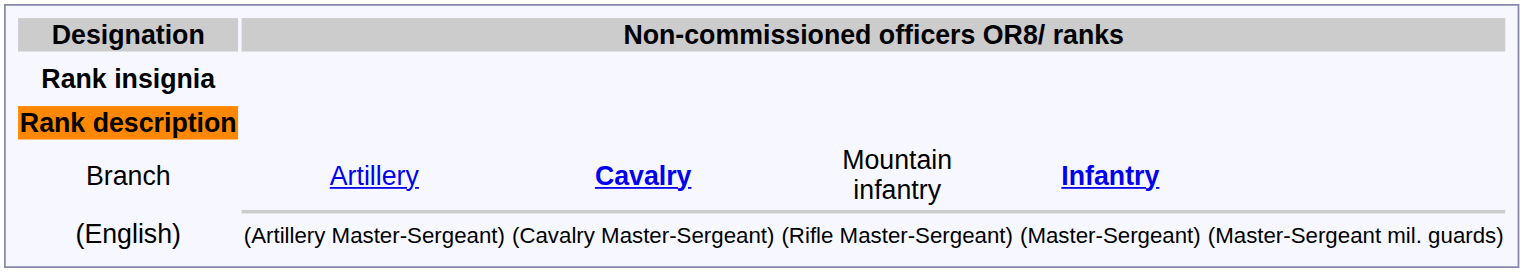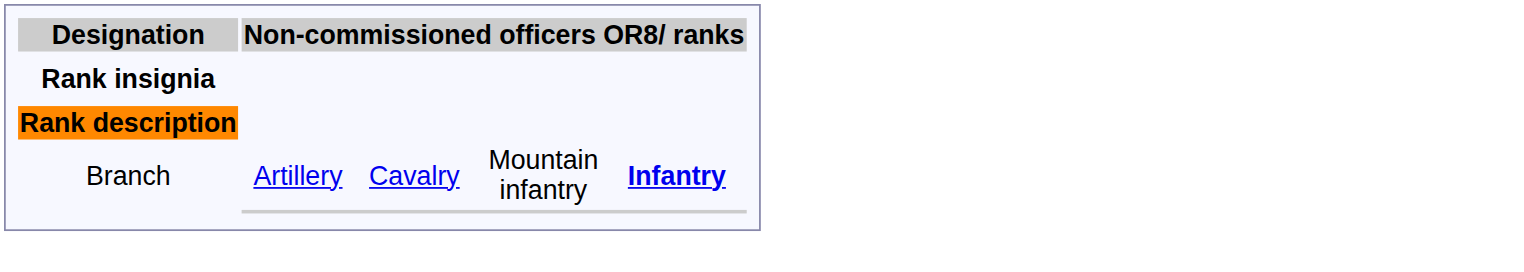(643, 175) bold -> (414, 175) normal
- row: (128, 234)
